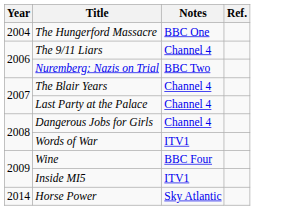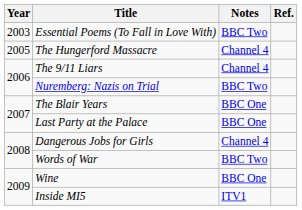+ row: (126, 31)
(19, 31) 2004 -> (19, 50) 2005
(187, 31) BBC One -> (245, 50) Channel 4
(188, 86) Channel 4 -> (244, 104) BBC One
(188, 104) Channel 4 -> (244, 123) BBC One
(177, 141) ITV1 -> (244, 159) BBC Two
(188, 159) BBC Four -> (244, 178) BBC One
- row: (66, 196)
